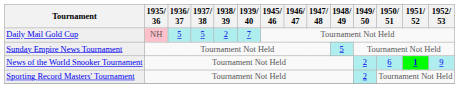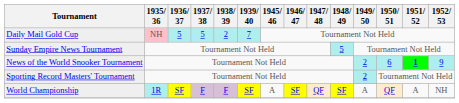+ row: (42, 90)
